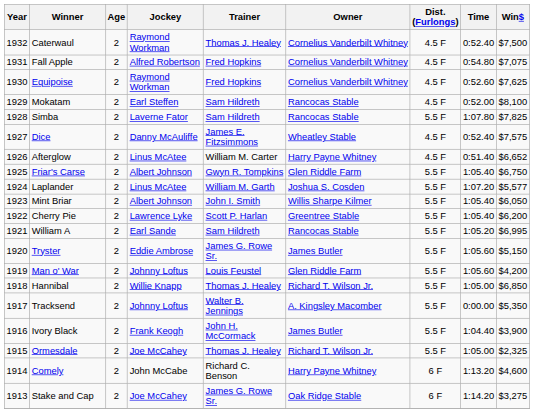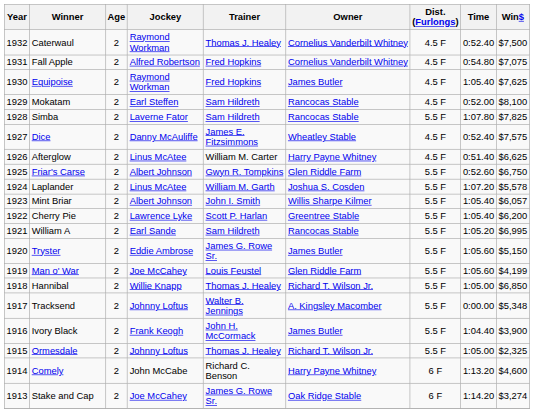(348, 82) Cornelius Vanderbilt Whitney -> (315, 82) James Butler
(478, 82) 0:52.60 -> (478, 82) 1:05.40
(513, 157) $6,652 -> (513, 157) $6,625
(478, 172) 1:05.40 -> (478, 172) 0:52.60
(513, 187) $5,577 -> (513, 187) $5,578
(513, 202) $6,050 -> (513, 202) $6,057
(159, 271) Johnny Loftus -> (158, 271) Joe McCahey
(513, 271) $4,200 -> (513, 271) $4,199
(513, 306) $5,350 -> (513, 306) $5,348
(158, 351) Joe McCahey -> (159, 351) Johnny Loftus
(513, 396) $3,275 -> (513, 396) $3,274
